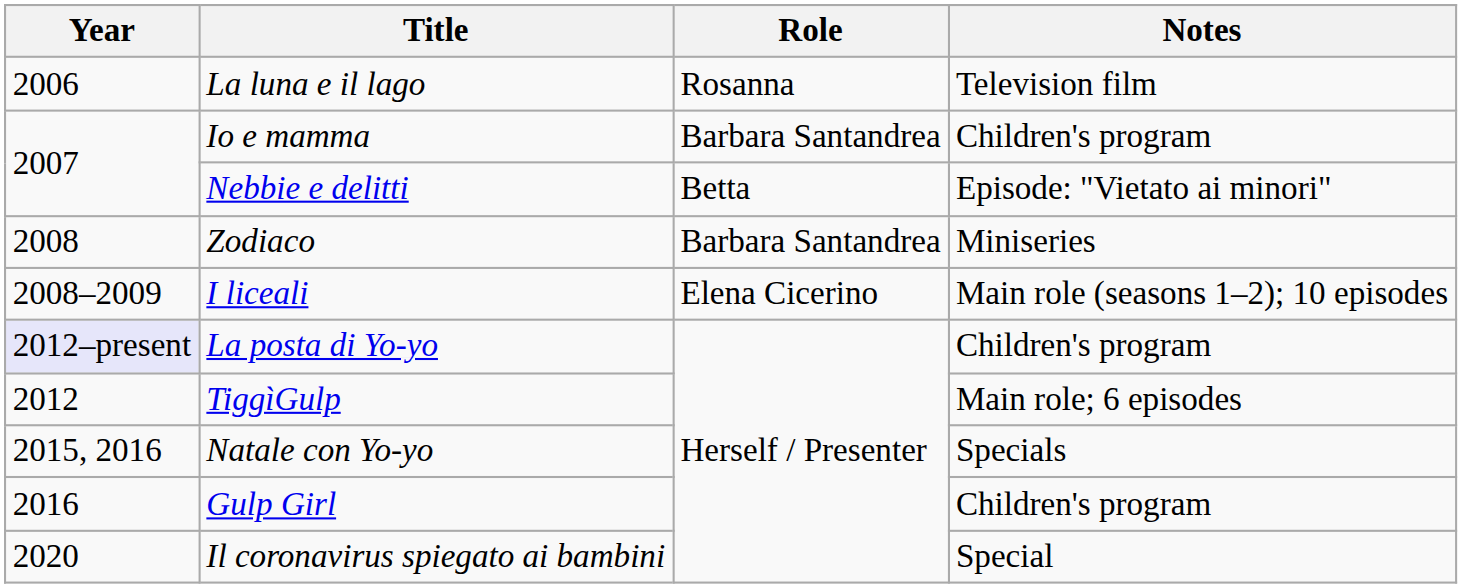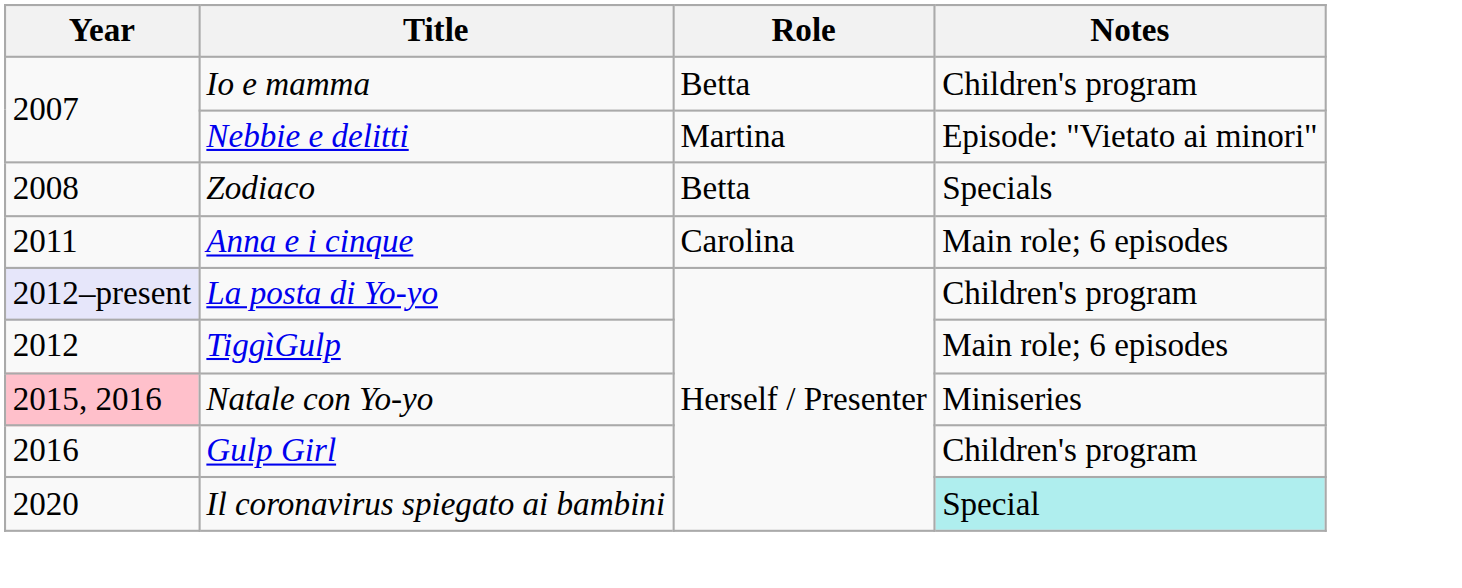- row: (316, 83)
(811, 135) Barbara Santandrea -> (715, 83) Betta
(715, 188) Betta -> (733, 135) Martina
(811, 240) Barbara Santandrea -> (715, 188) Betta
(1026, 240) Miniseries -> (997, 188) Specials
- row: (257, 293)
+ row: (310, 240)
(87, 450) no background -> (87, 398) pink background
(1011, 450) Specials -> (1012, 398) Miniseries
(1005, 556) no background -> (991, 503) paleturquoise background
